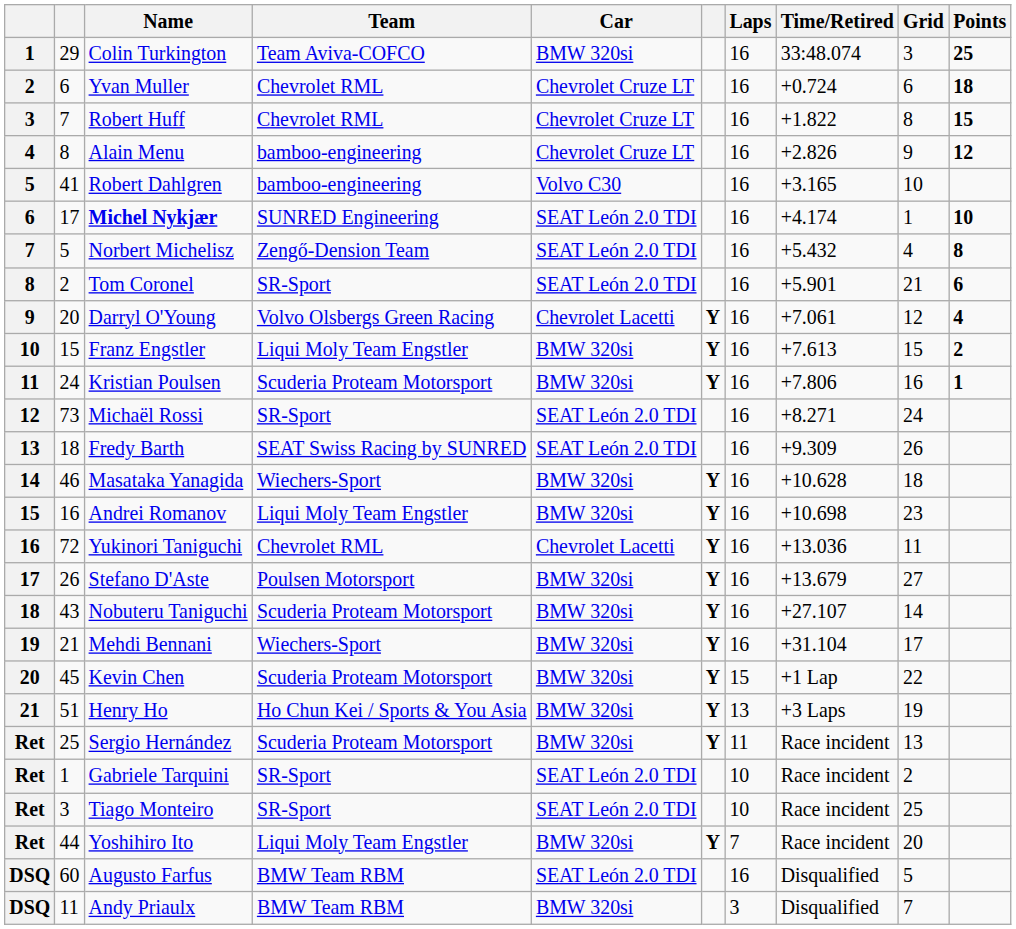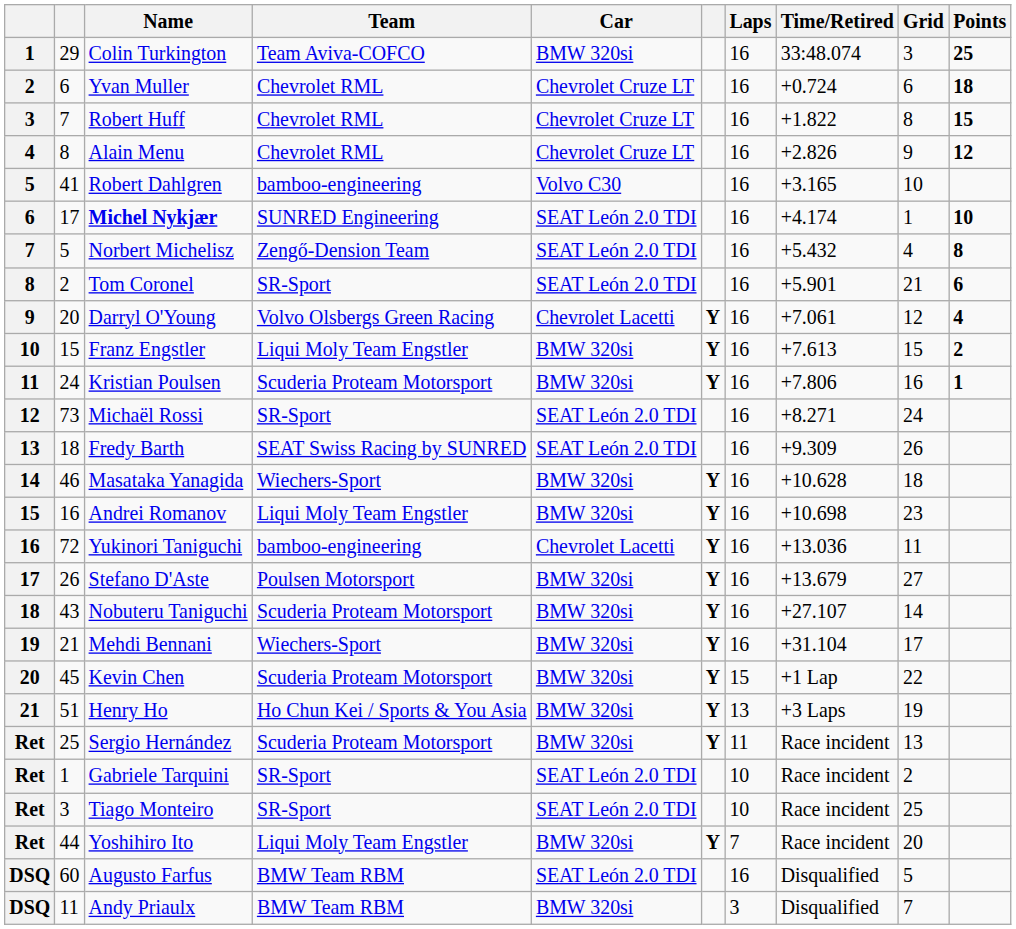(339, 152) bamboo-engineering -> (320, 152) Chevrolet RML
(320, 546) Chevrolet RML -> (339, 546) bamboo-engineering
